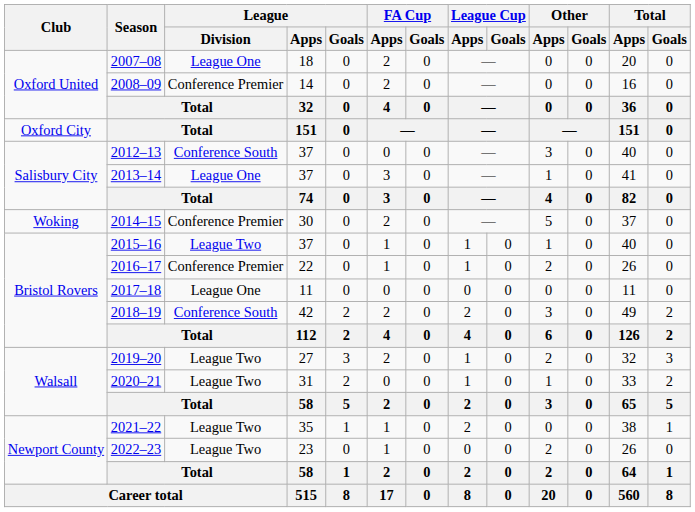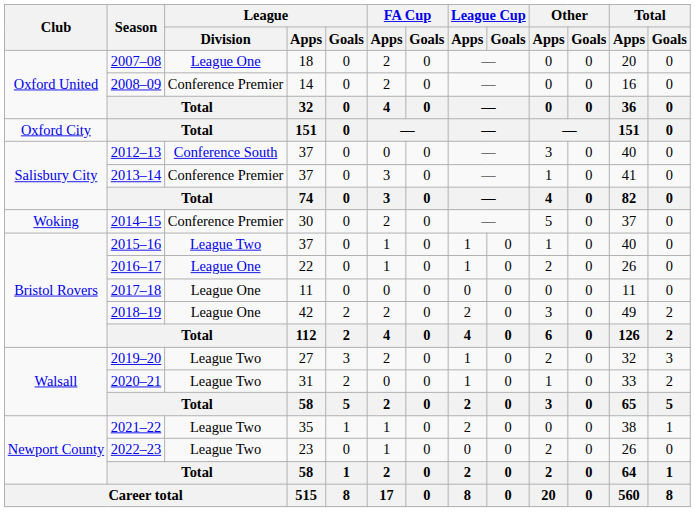(226, 175) League One -> (226, 175) Conference Premier
(226, 267) Conference Premier -> (226, 267) League One
(226, 312) Conference South -> (226, 312) League One
